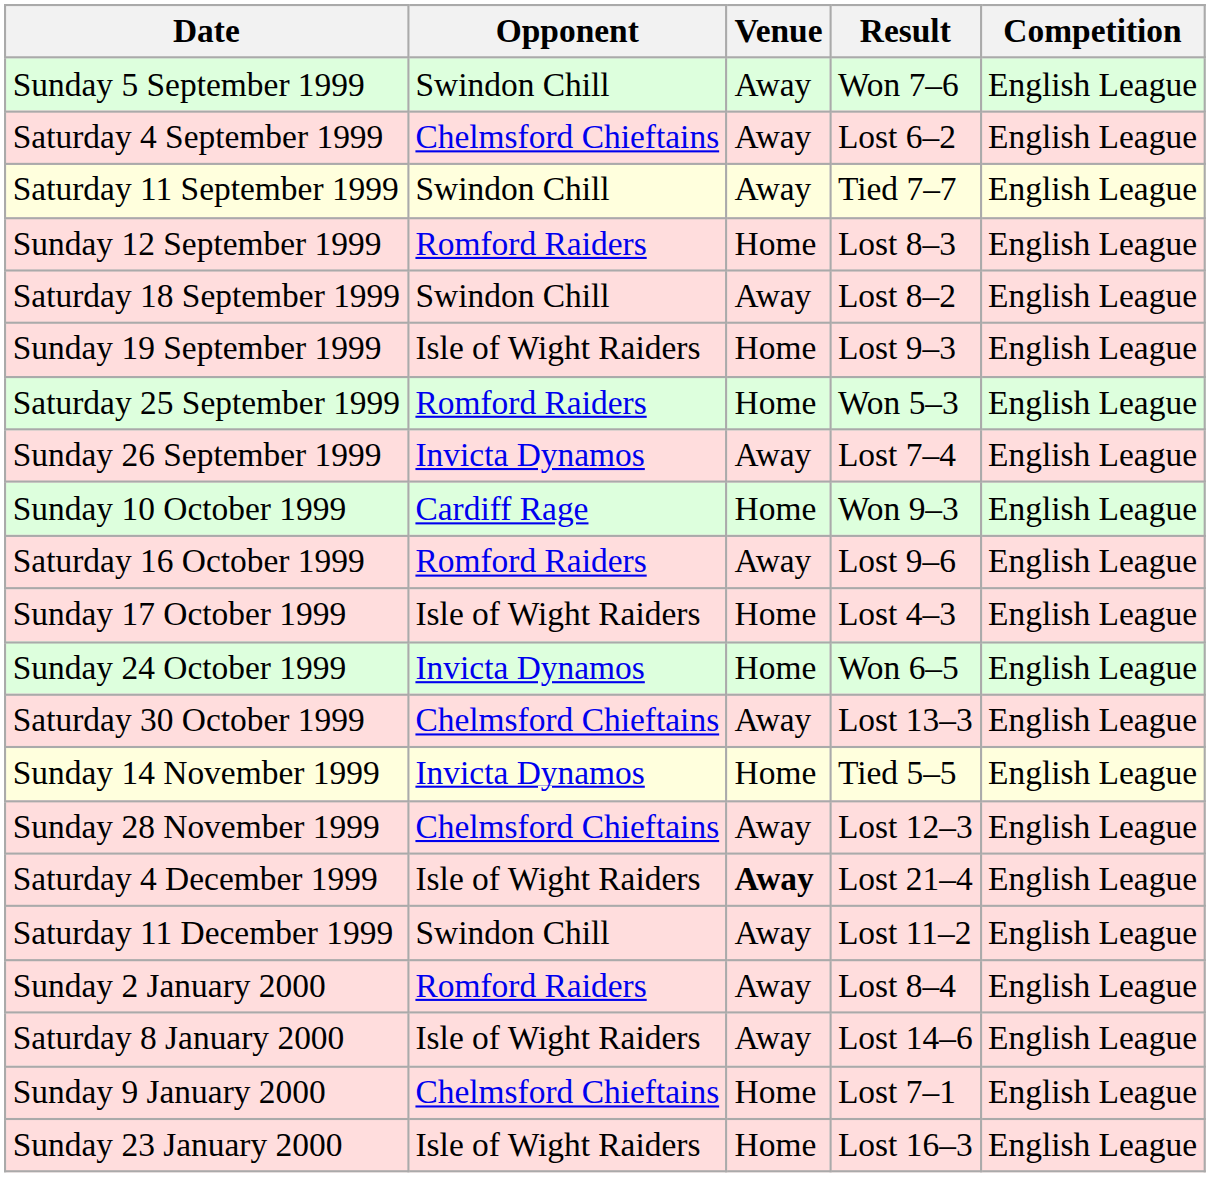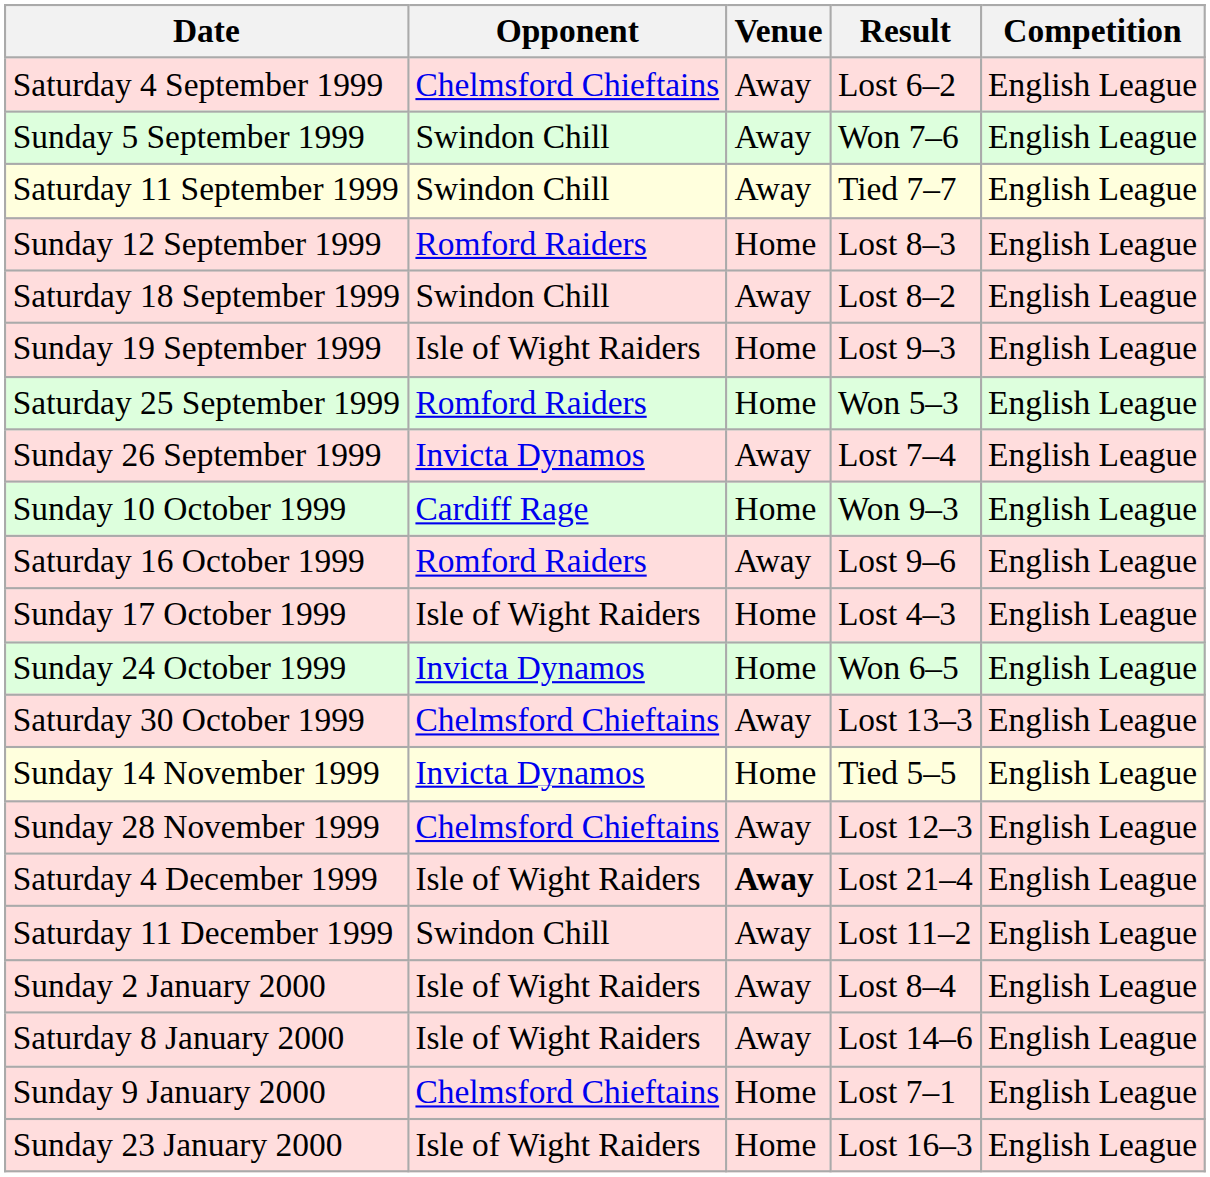rows swapped: (198, 137) <-> (189, 84)
(531, 985) Romford Raiders -> (558, 985) Isle of Wight Raiders
